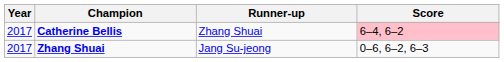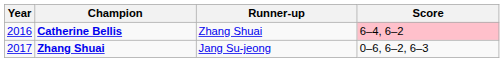(20, 31) 2017 -> (20, 31) 2016
